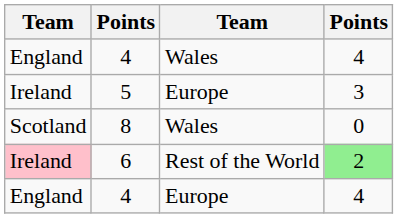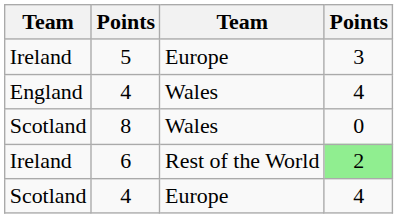rows swapped: (126, 56) <-> (126, 91)
(41, 160) pink background -> (41, 160) no background
(46, 195) England -> (48, 195) Scotland
